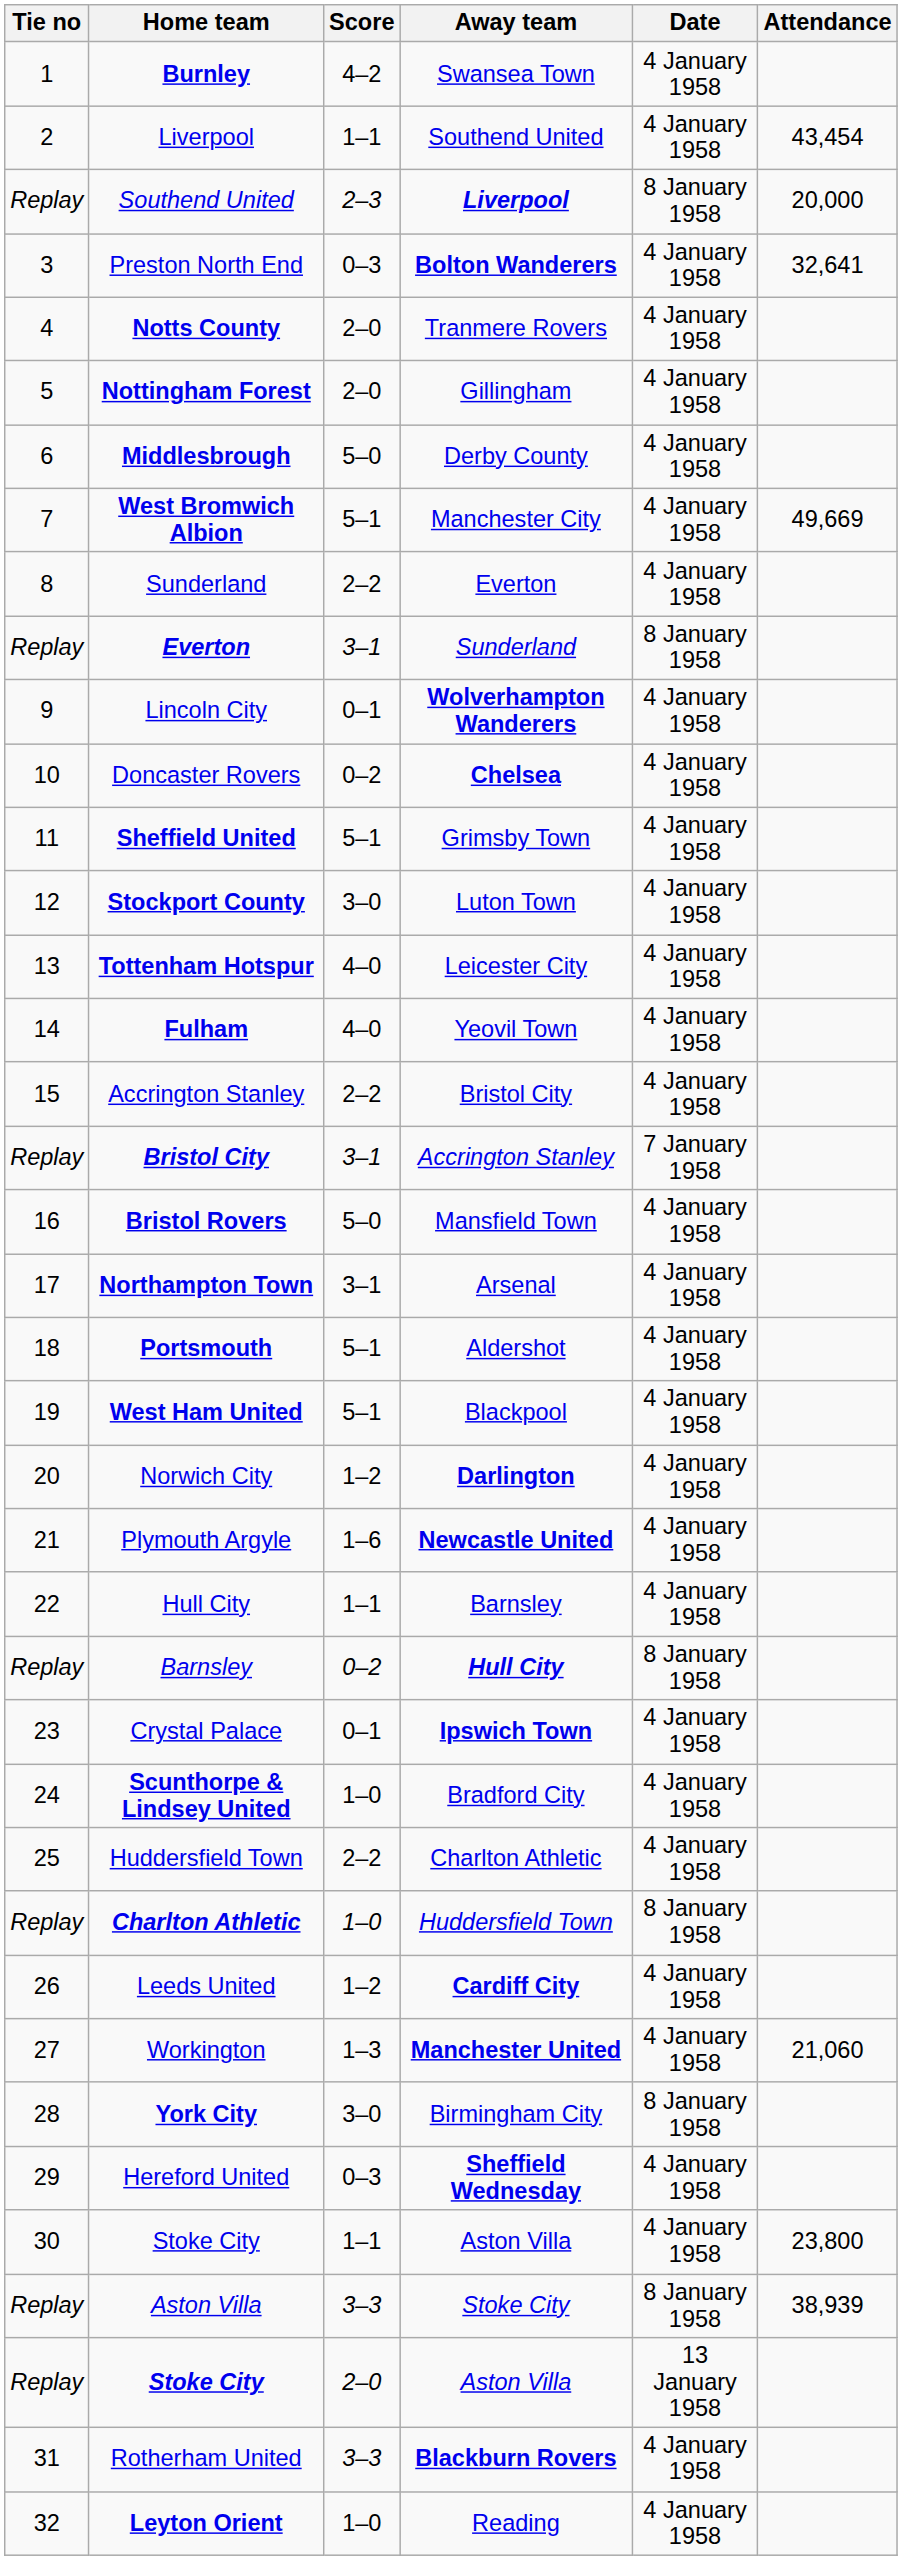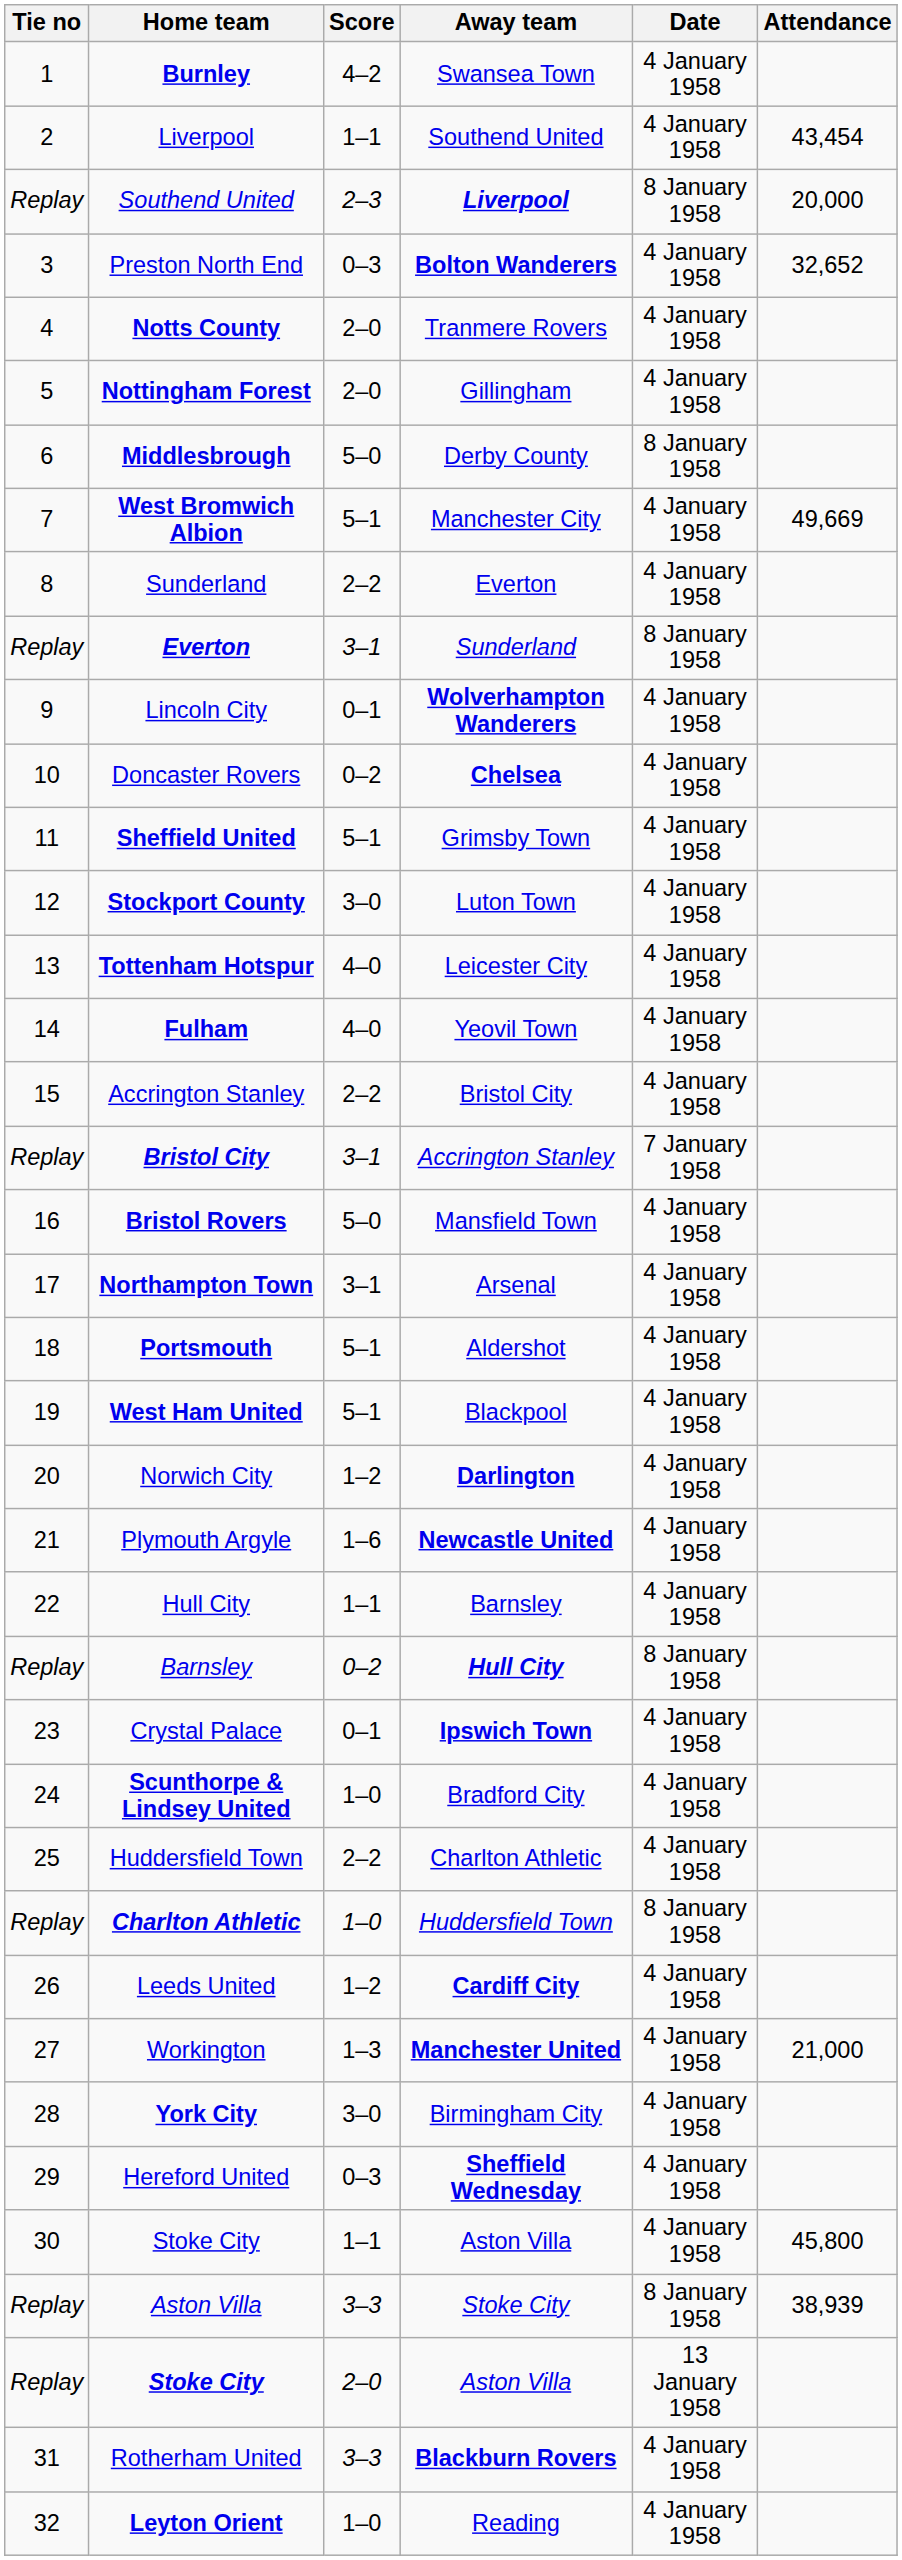(828, 264) 32,641 -> (828, 264) 32,652
(695, 456) 4 January 1958 -> (695, 456) 8 January 1958
(828, 2050) 21,060 -> (828, 2050) 21,000
(695, 2114) 8 January 1958 -> (695, 2114) 4 January 1958
(828, 2241) 23,800 -> (828, 2241) 45,800
